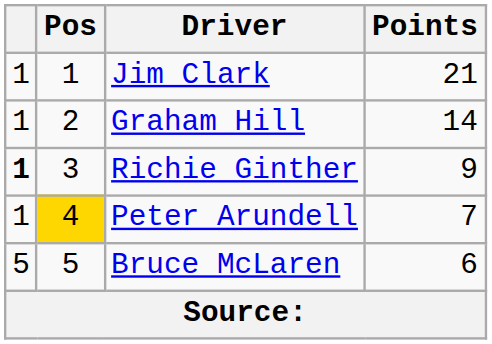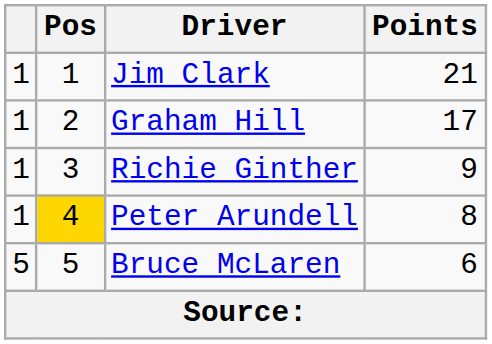(460, 124) 14 -> (460, 124) 17
(21, 172) bold -> (21, 172) normal
(469, 219) 7 -> (469, 219) 8
